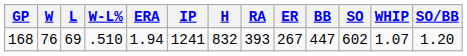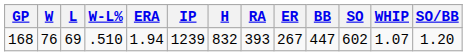(188, 40) 1241 -> (188, 40) 1239
